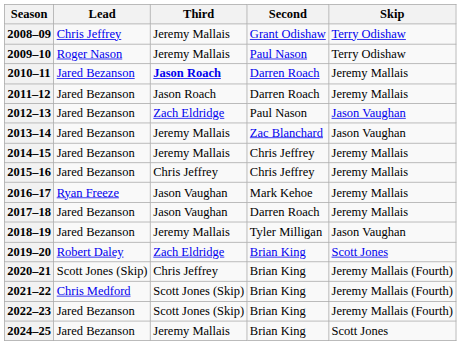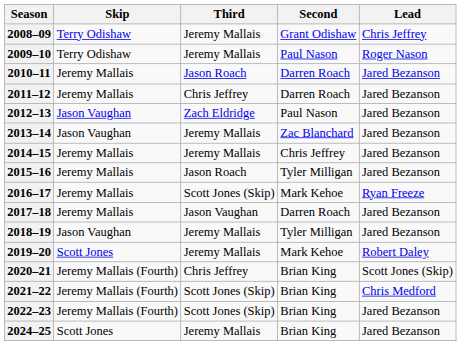columns swapped: (392, 14) <-> (102, 14)
(187, 73) bold -> (215, 73) normal
(185, 93) Jason Roach -> (216, 93) Chris Jeffrey
(186, 172) Chris Jeffrey -> (215, 172) Jason Roach
(282, 172) Chris Jeffrey -> (316, 172) Tyler Milligan
(190, 192) Jason Vaughan -> (229, 192) Scott Jones (Skip)
(189, 251) Zach Eldridge -> (222, 251) Jeremy Mallais
(278, 251) Brian King -> (312, 251) Mark Kehoe
